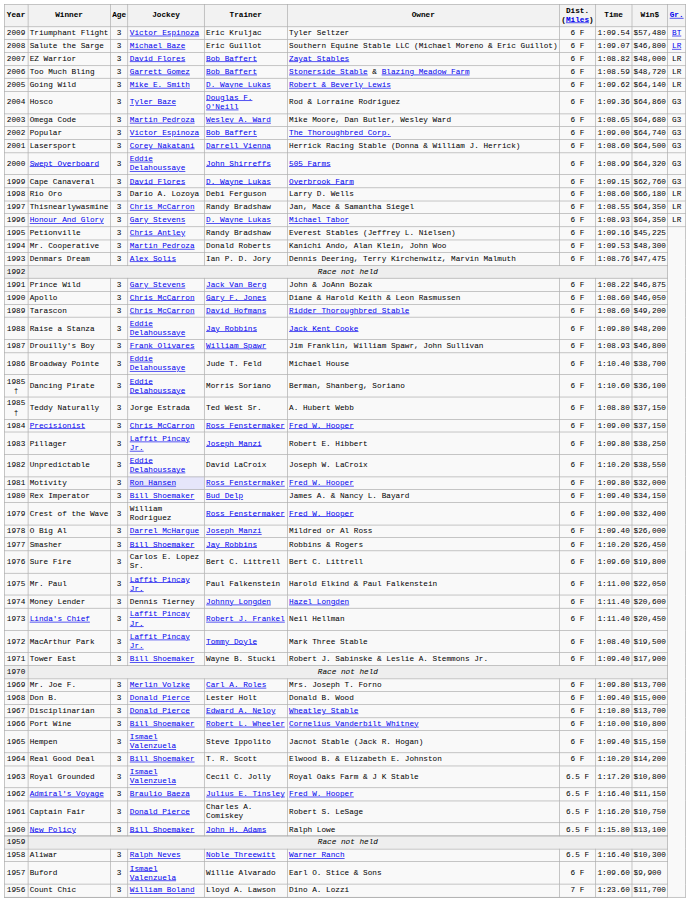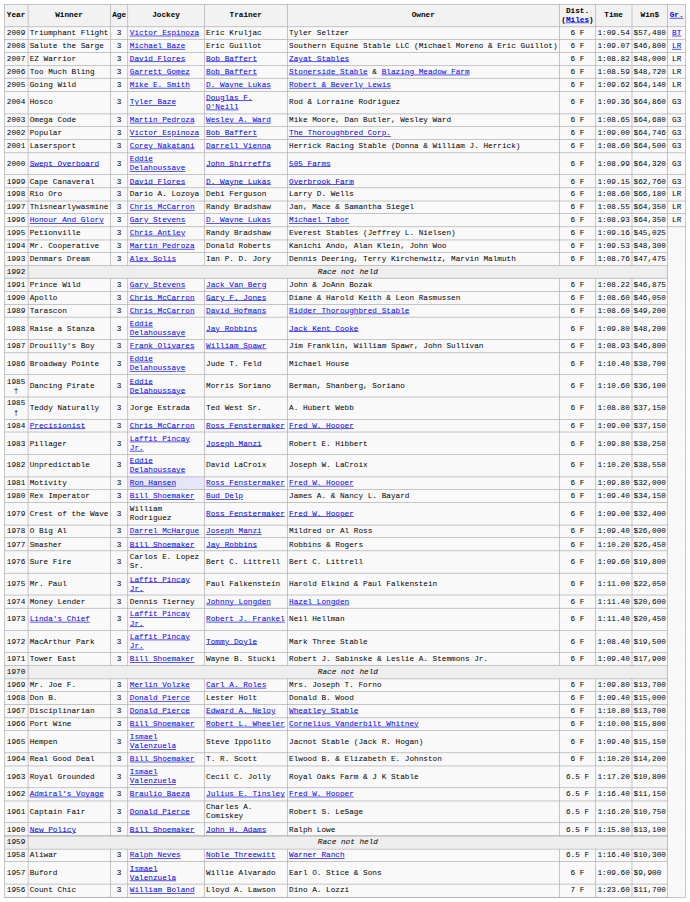(650, 133) $64,740 -> (650, 133) $64,746
(650, 233) $45,225 -> (650, 233) $45,025
(650, 724) $10,800 -> (650, 724) $15,800
